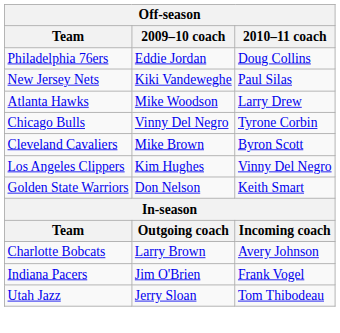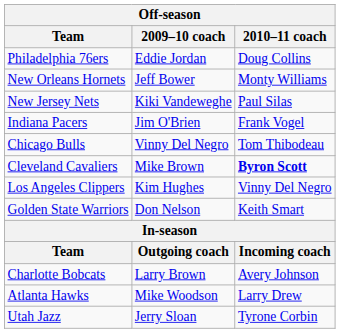+ row: (66, 79)
rows swapped: (48, 101) <-> (47, 274)
(278, 123) Tyrone Corbin -> (281, 144) Tom Thibodeau
(271, 144) normal -> (272, 166) bold
(281, 295) Tom Thibodeau -> (278, 317) Tyrone Corbin
